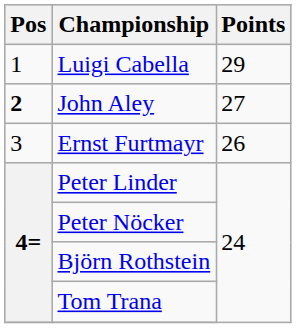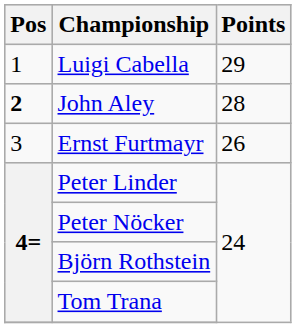(233, 103) 27 -> (233, 103) 28
